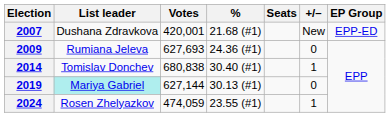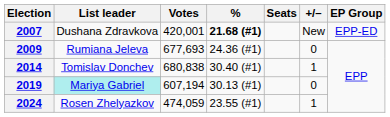(235, 31) normal -> (235, 31) bold
(184, 49) 627,693 -> (184, 49) 677,693
(184, 85) 627,144 -> (184, 85) 607,194
